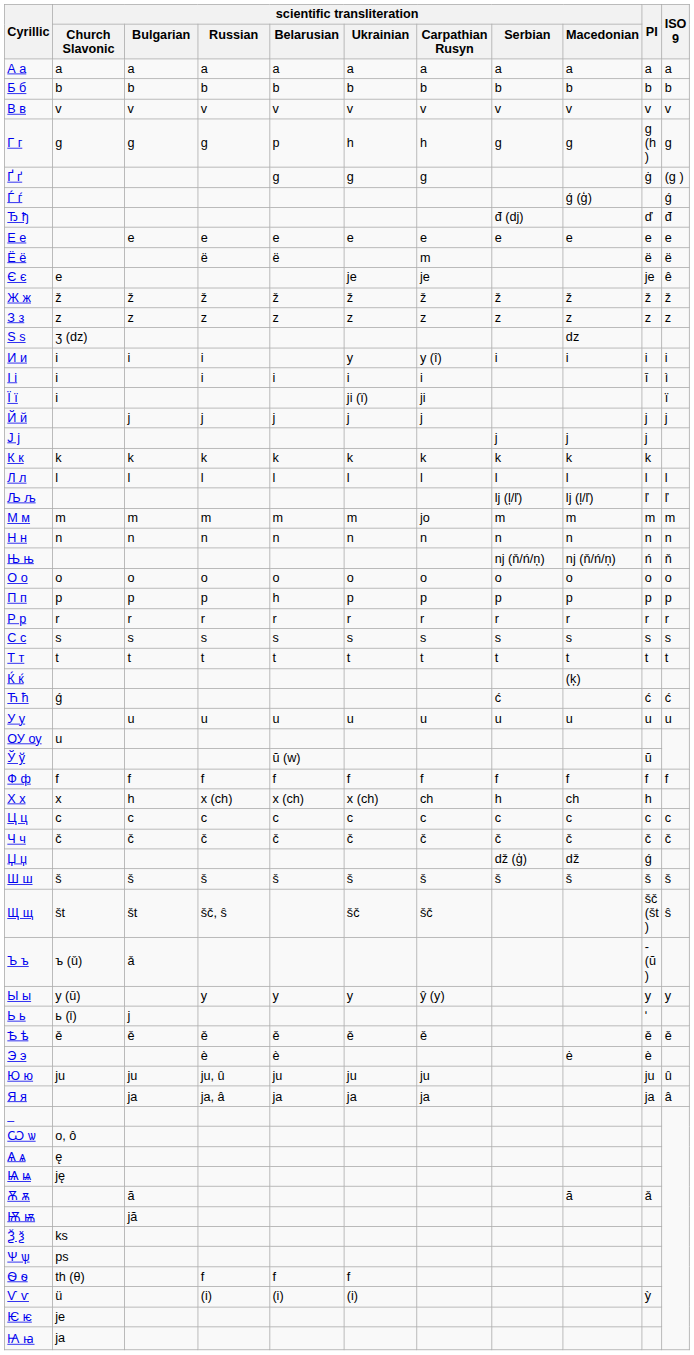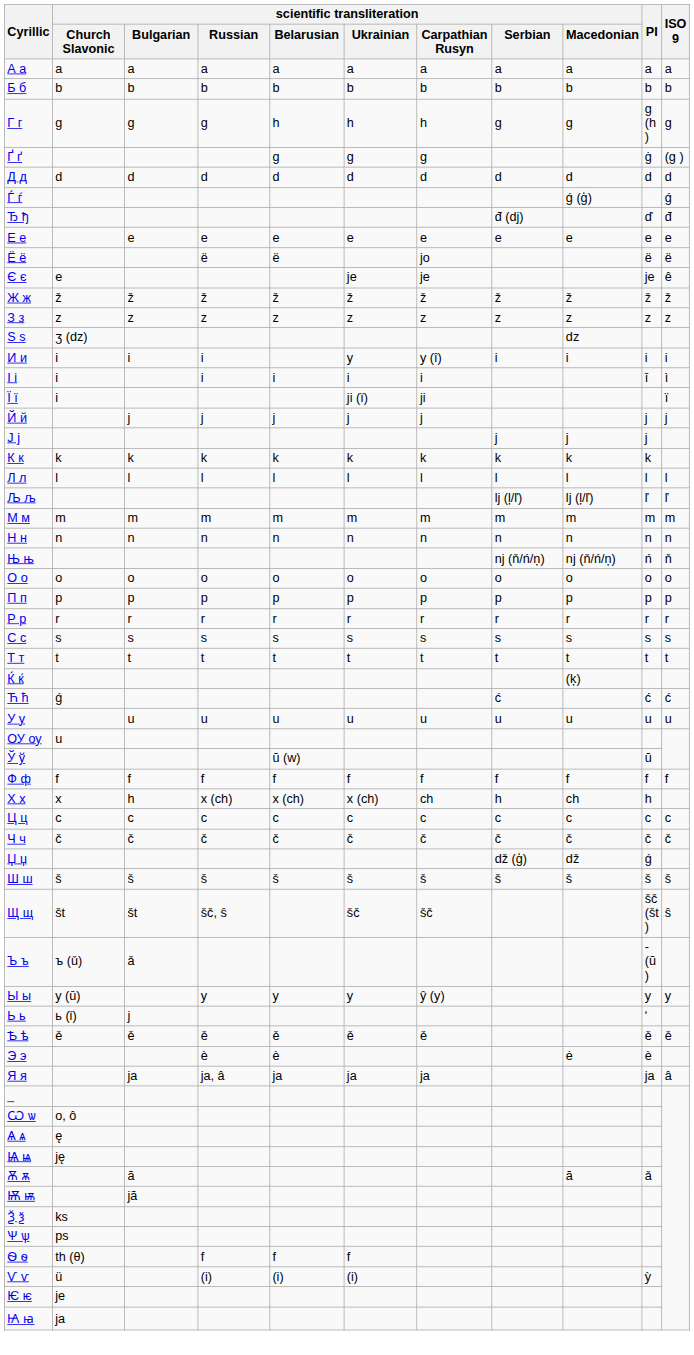- row: (17, 108)
(276, 143) p -> (276, 123) h
+ row: (17, 177)
(425, 257) m -> (425, 257) jo
(425, 518) jo -> (425, 518) m
(276, 598) h -> (276, 598) p
- row: (20, 1076)
